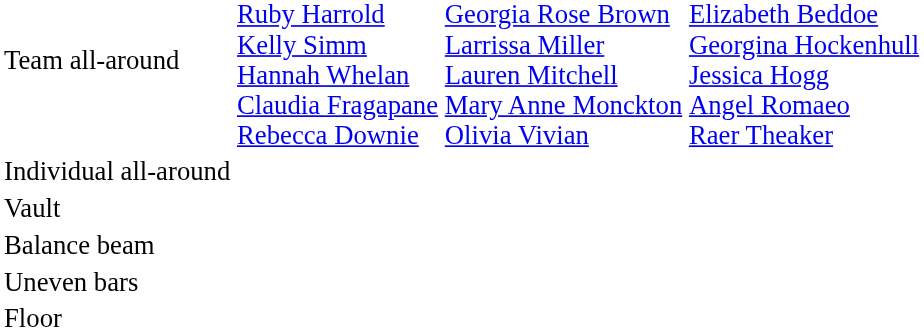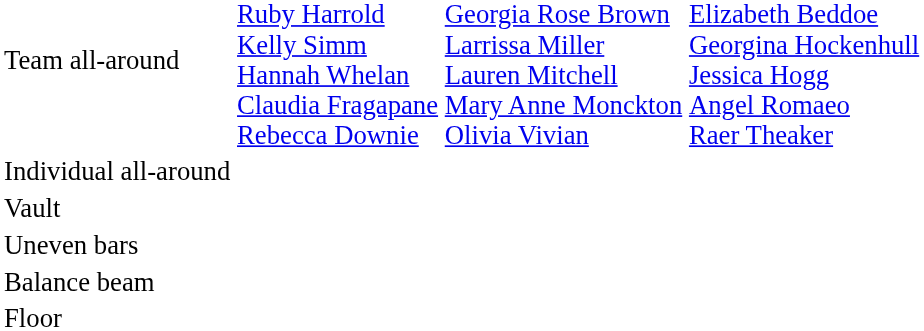rows swapped: (71, 281) <-> (79, 245)
